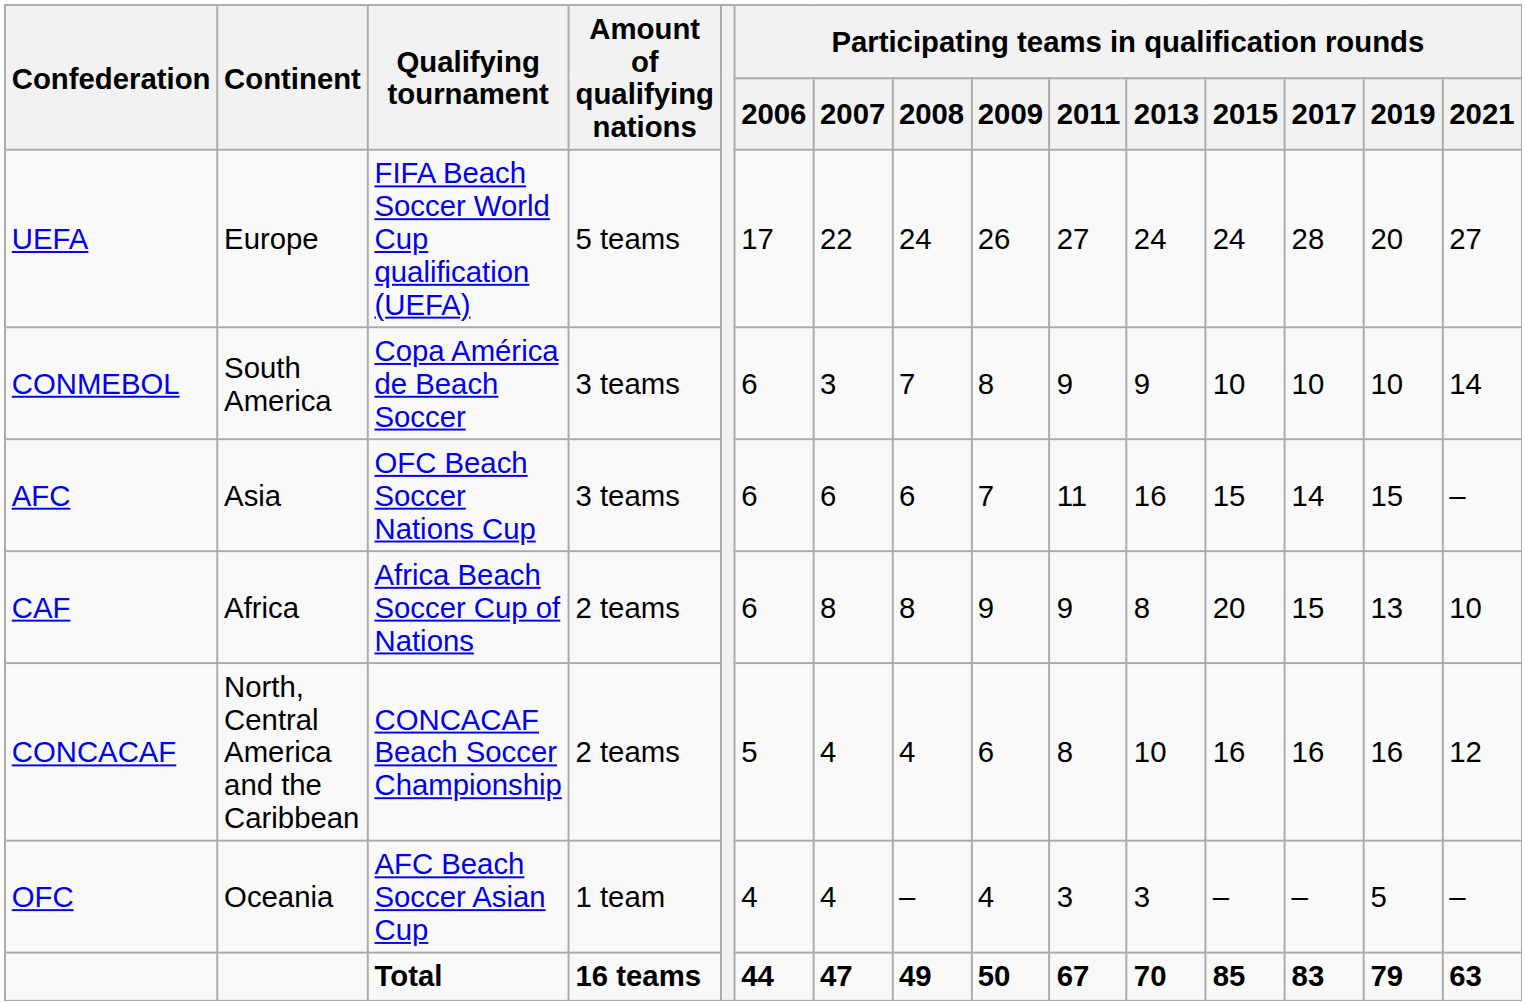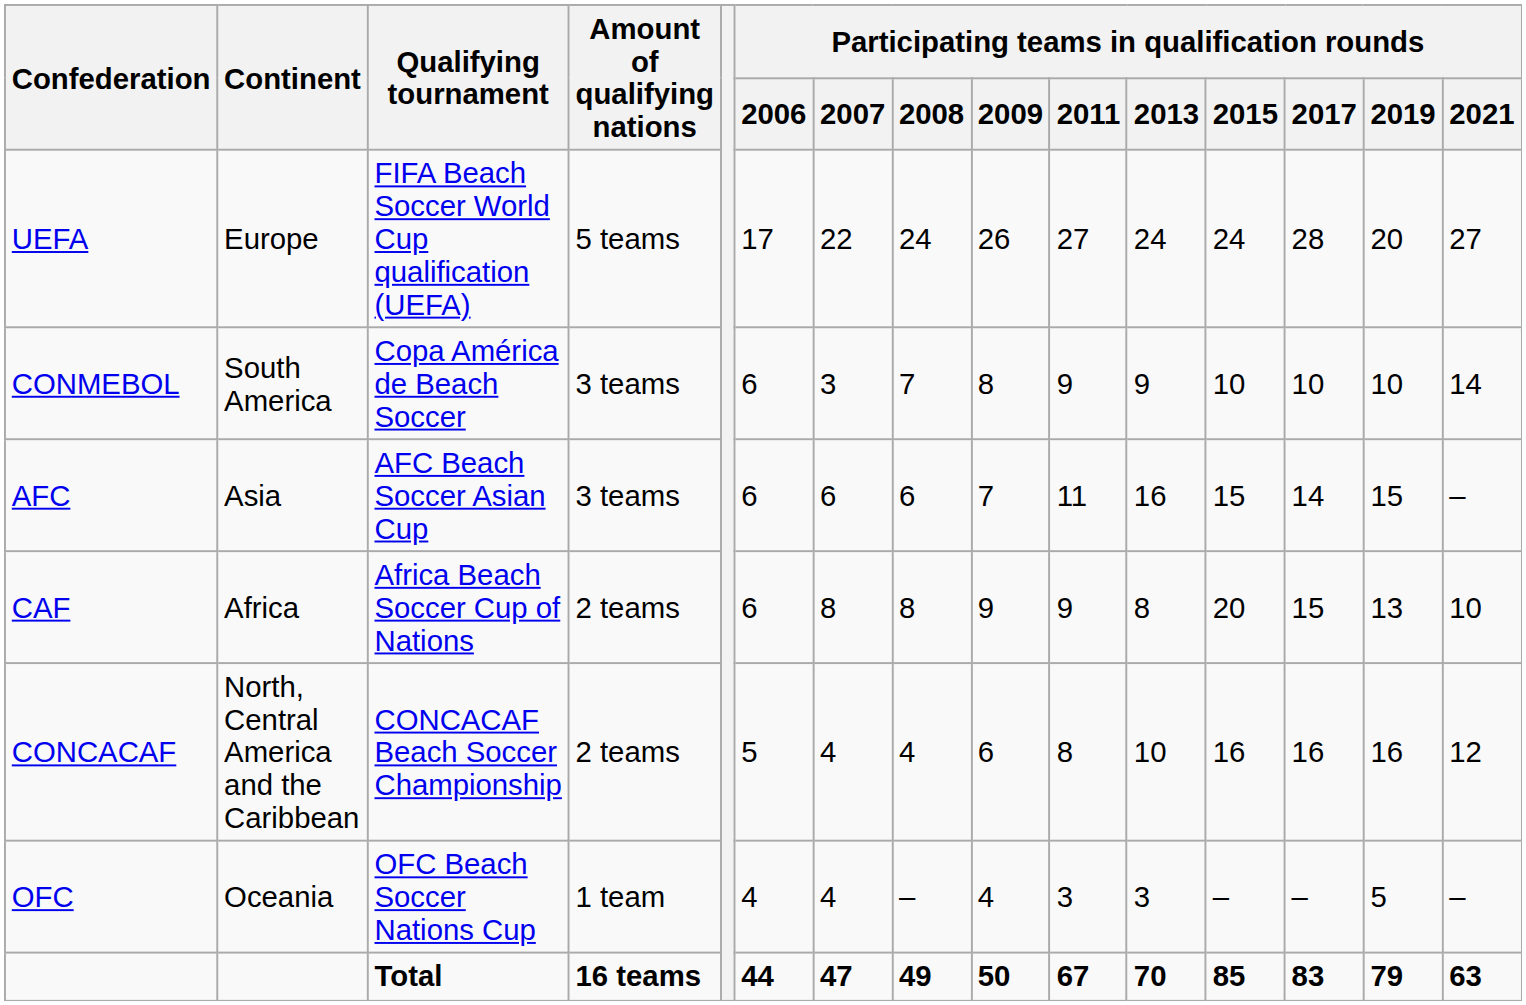(455, 496) OFC Beach Soccer Nations Cup -> (460, 496) AFC Beach Soccer Asian Cup
(460, 898) AFC Beach Soccer Asian Cup -> (455, 898) OFC Beach Soccer Nations Cup
